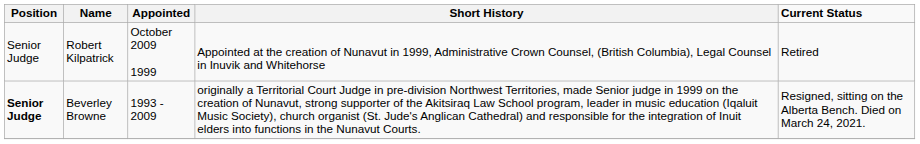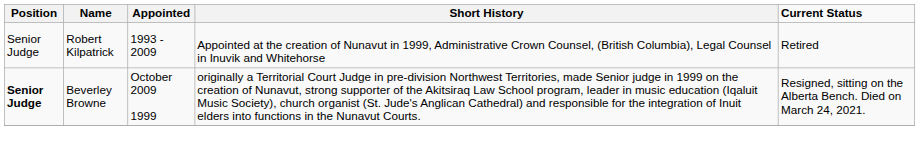(151, 51) October 2009 1999 -> (147, 45) 1993 - 2009
(147, 109) 1993 - 2009 -> (151, 96) October 2009 1999
